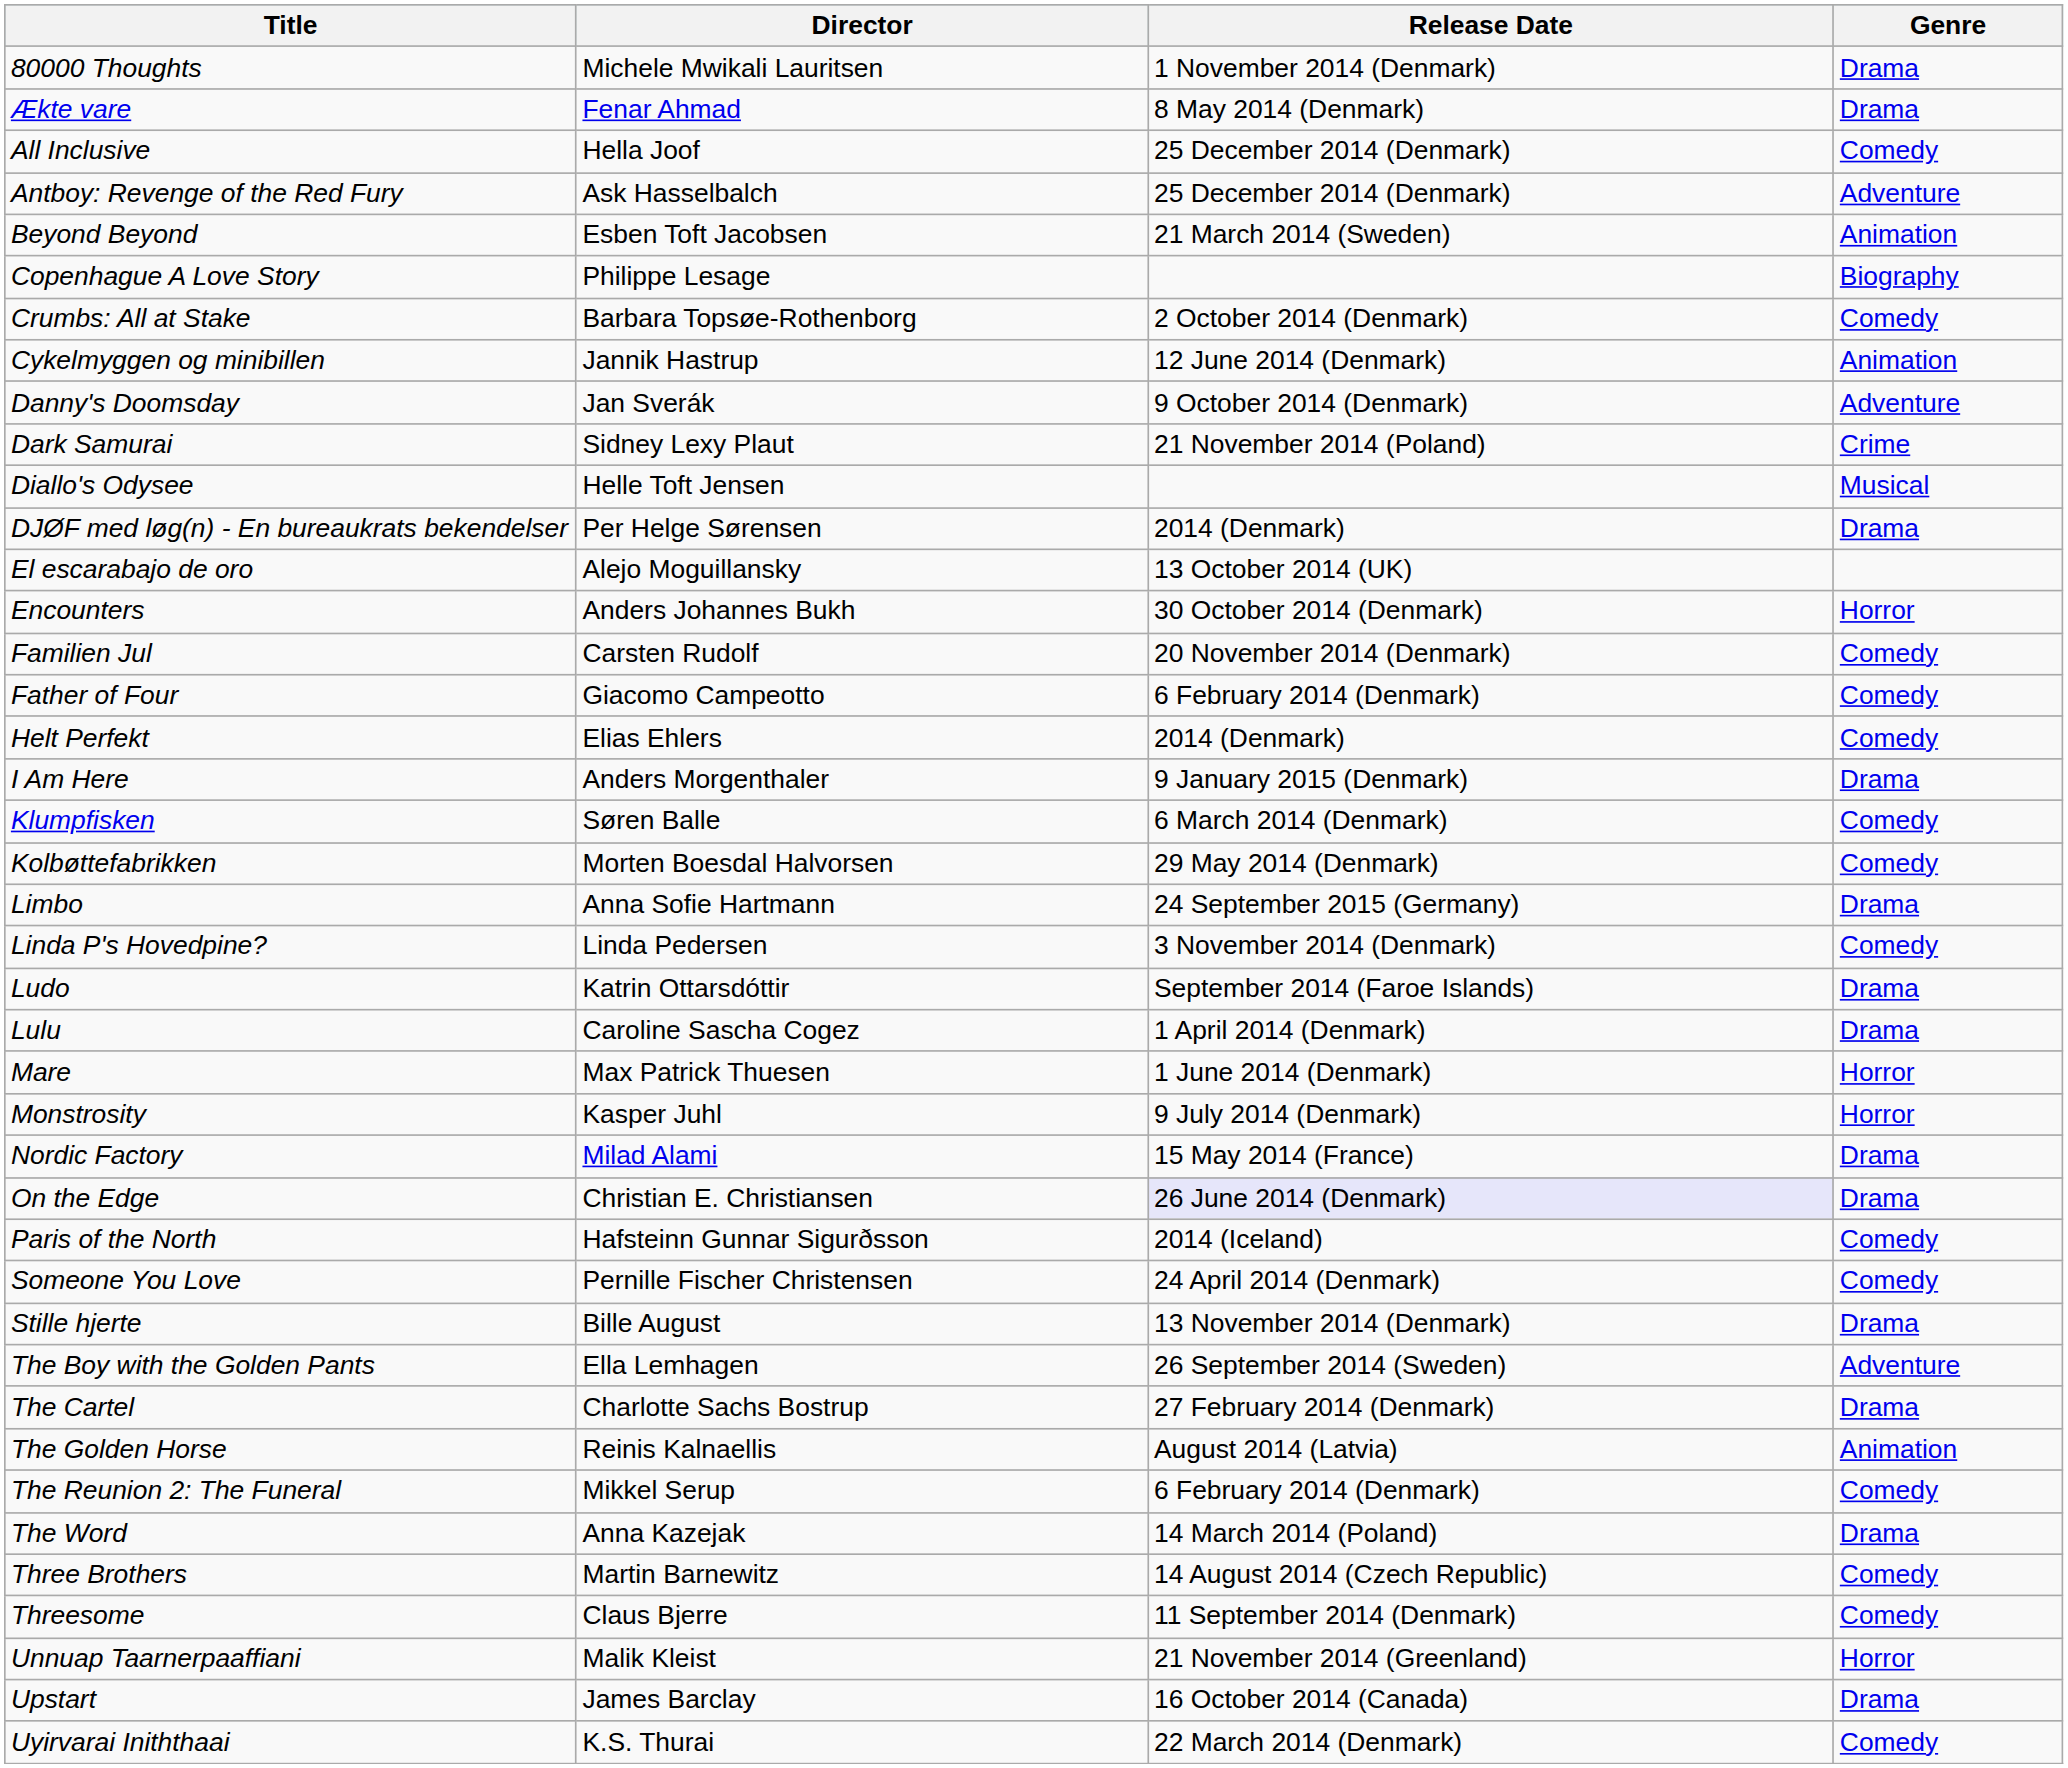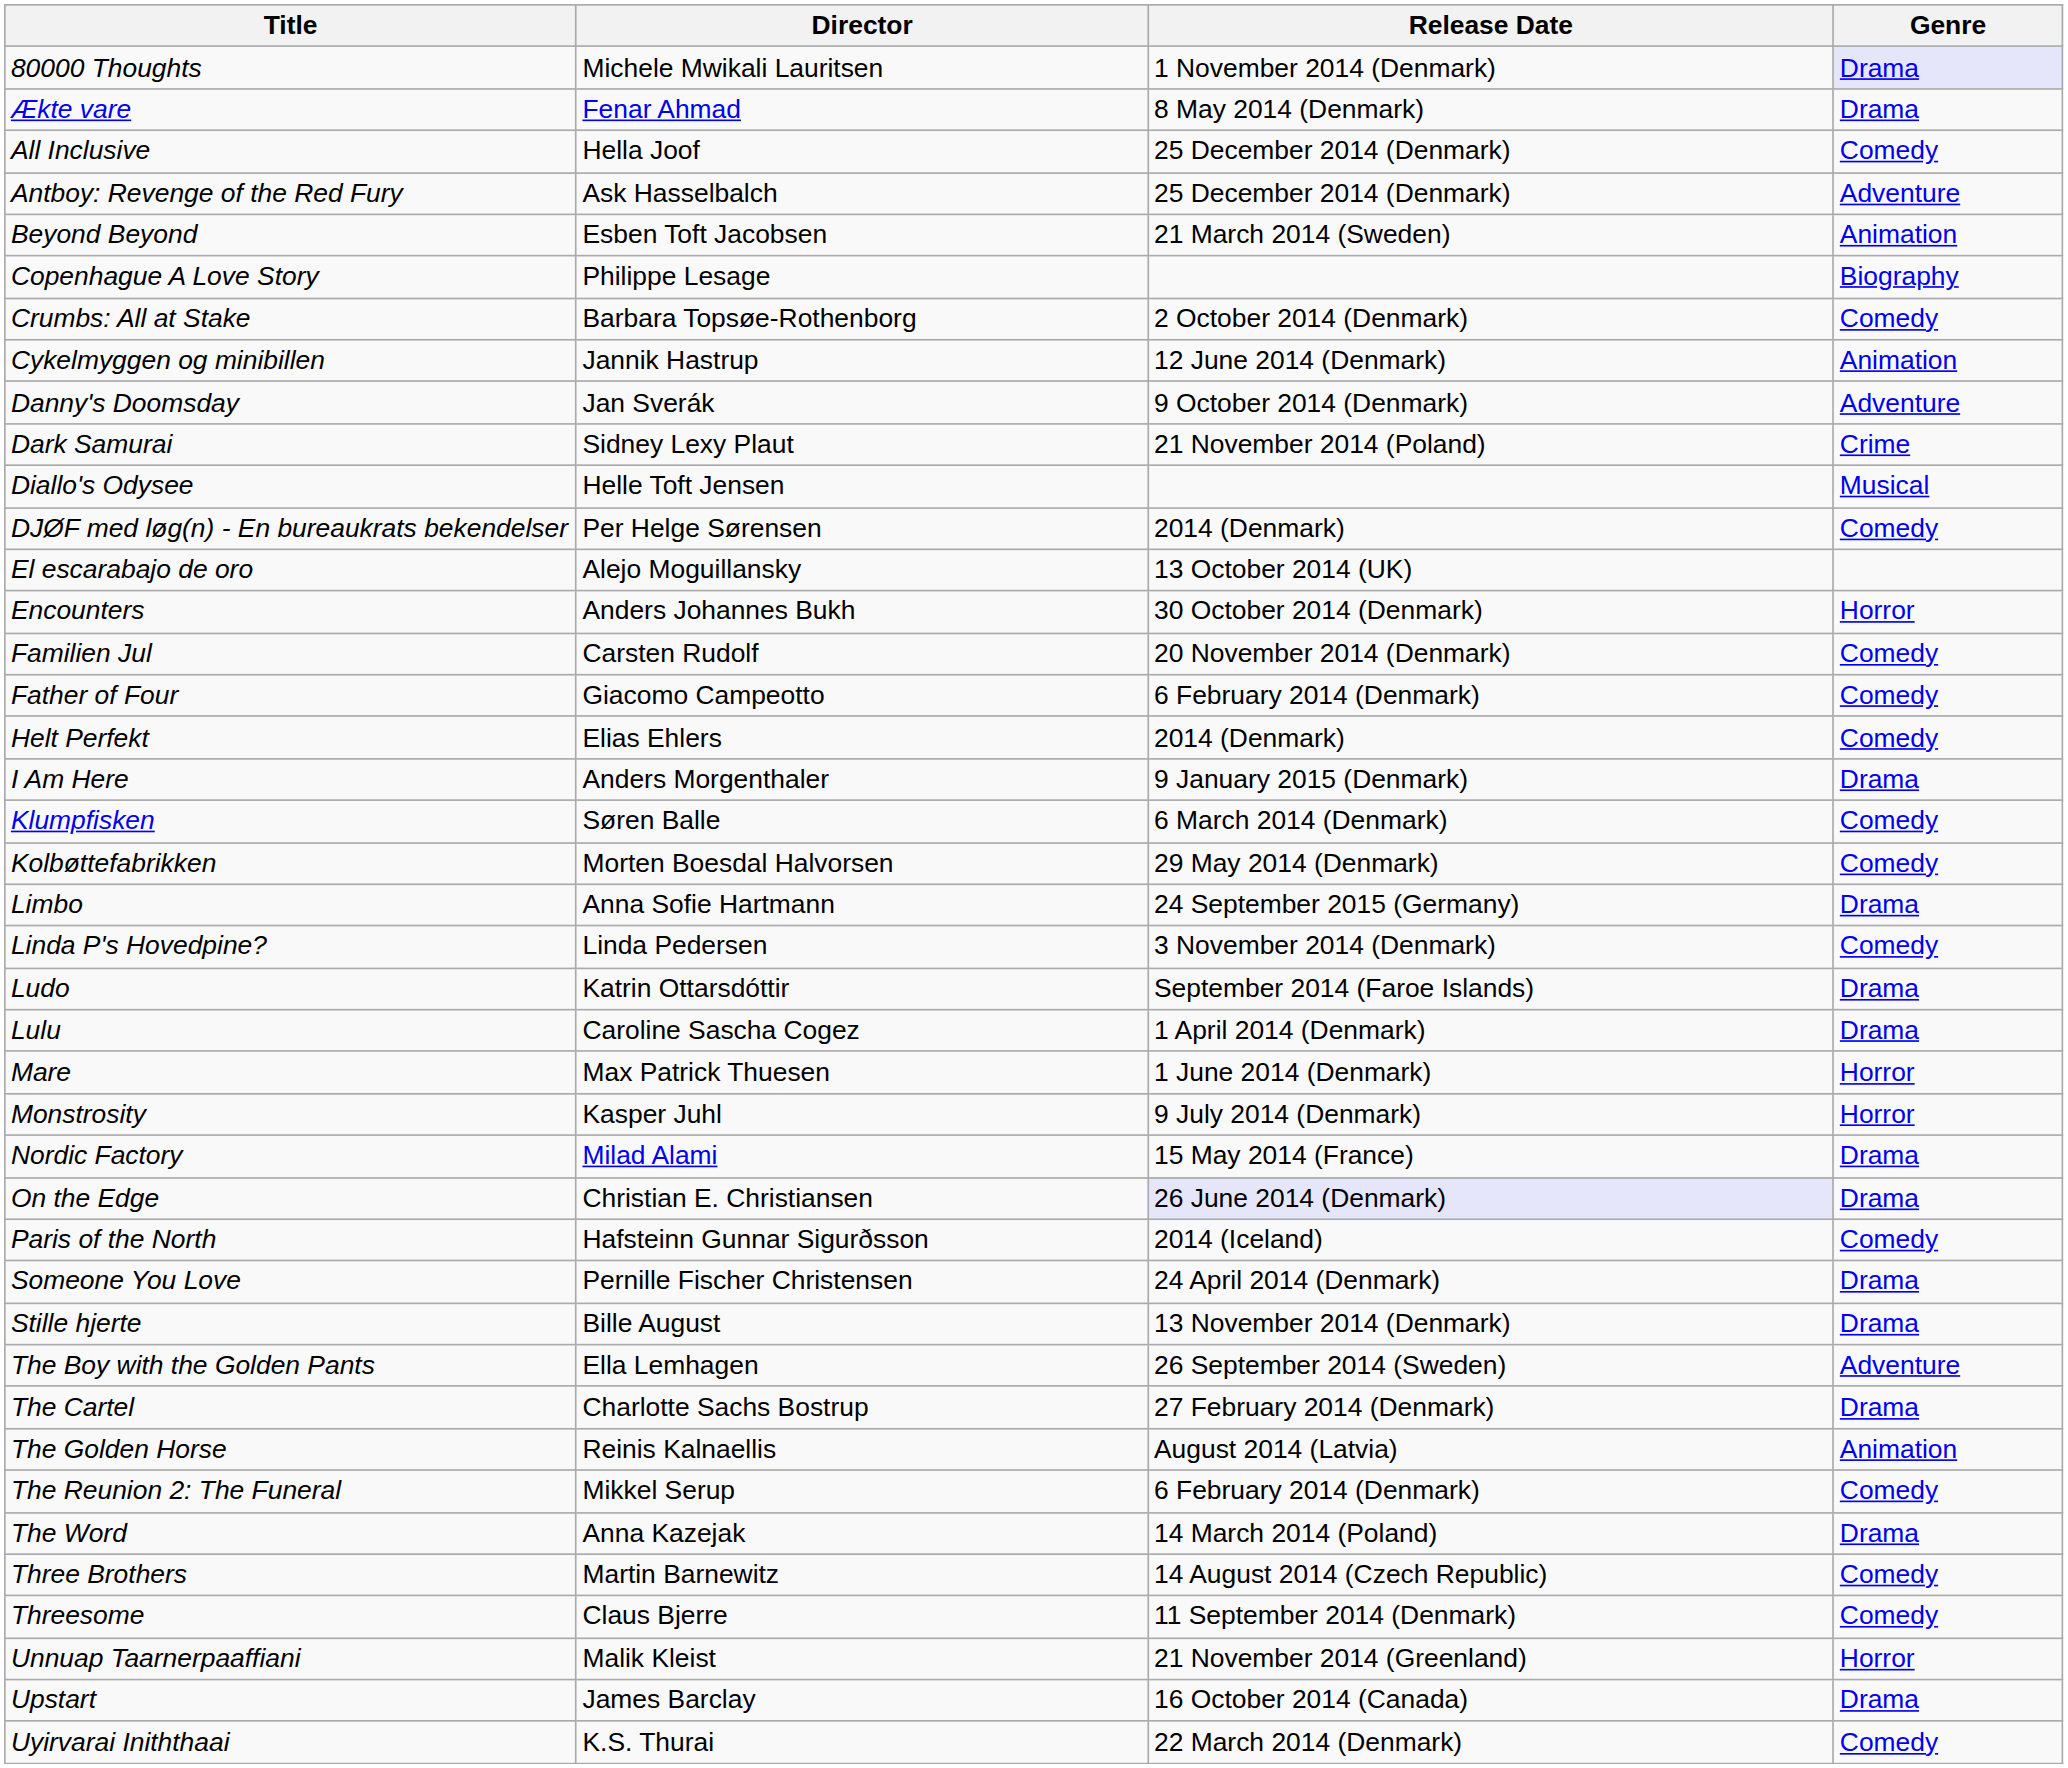(1879, 67) no background -> (1879, 67) lavender background
(1879, 527) Drama -> (1889, 527) Comedy
(1889, 1281) Comedy -> (1879, 1281) Drama
